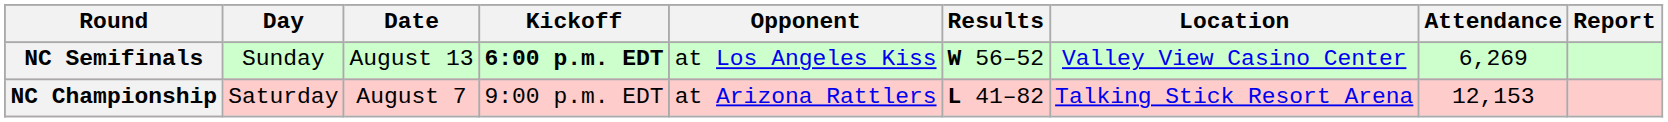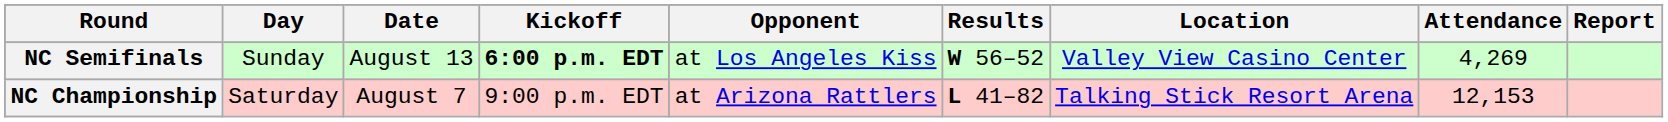(1493, 61) 6,269 -> (1493, 61) 4,269
